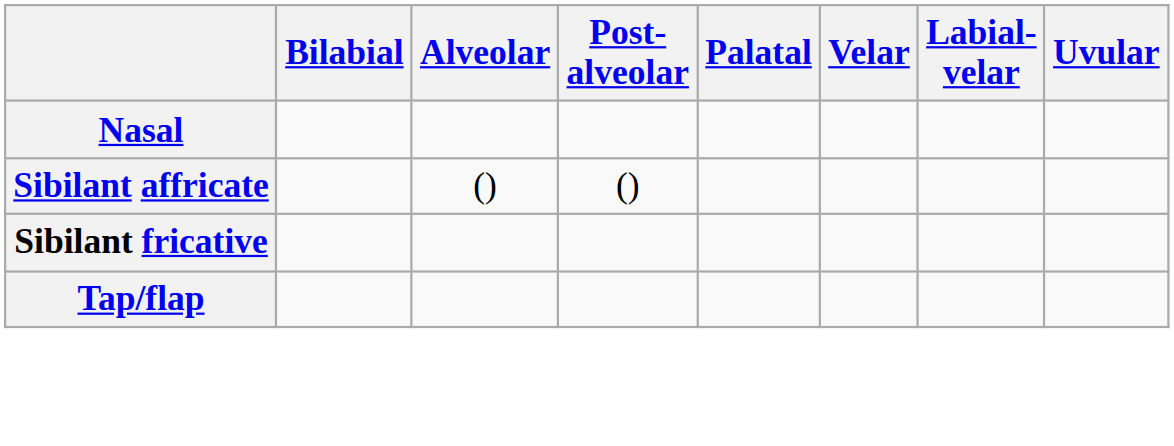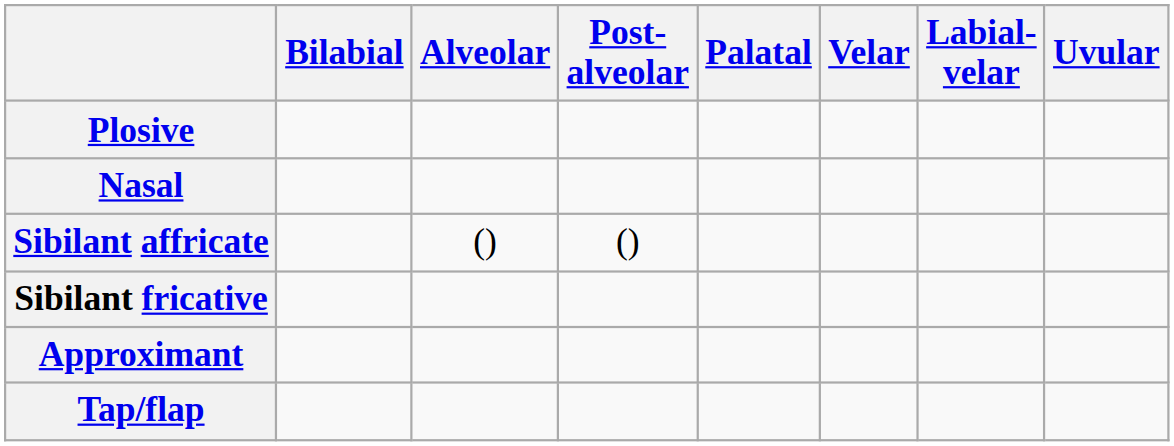+ row: (141, 128)
+ row: (141, 354)
